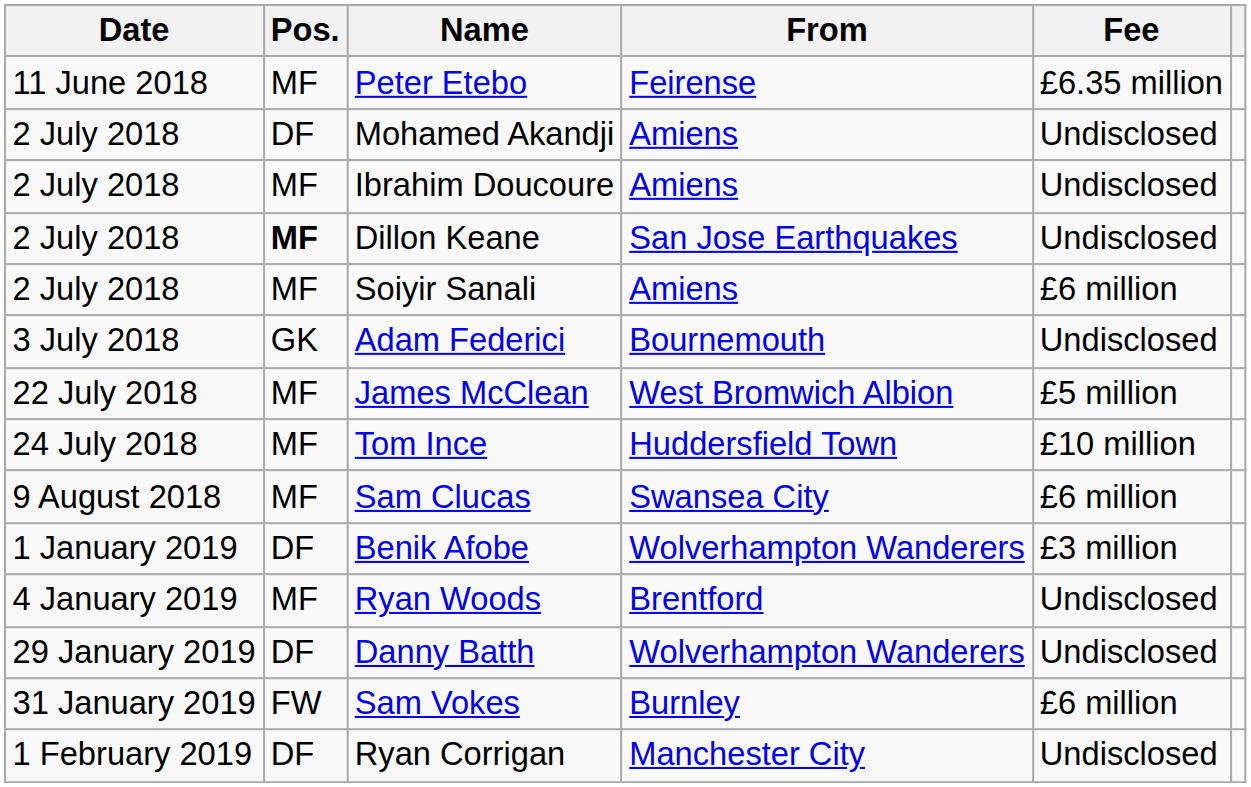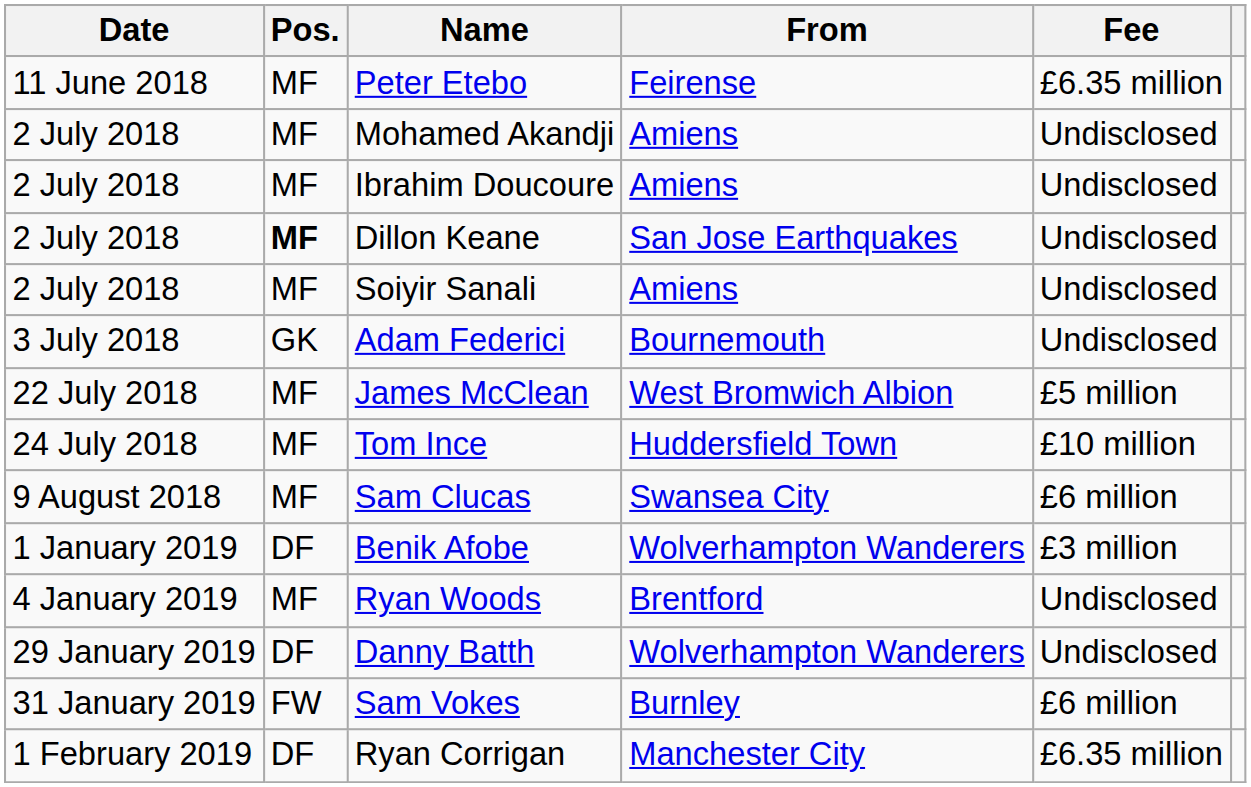(293, 133) DF -> (294, 133) MF
(1109, 289) £6 million -> (1129, 289) Undisclosed
(1129, 755) Undisclosed -> (1131, 755) £6.35 million
